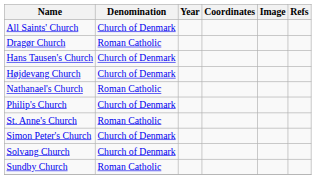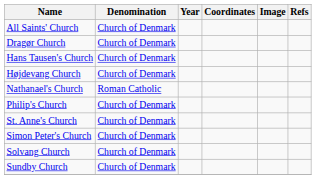(129, 43) Roman Catholic -> (137, 43) Church of Denmark
(129, 120) Roman Catholic -> (137, 120) Church of Denmark
(129, 167) Roman Catholic -> (137, 167) Church of Denmark
